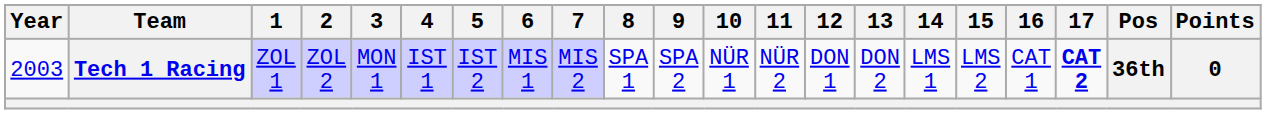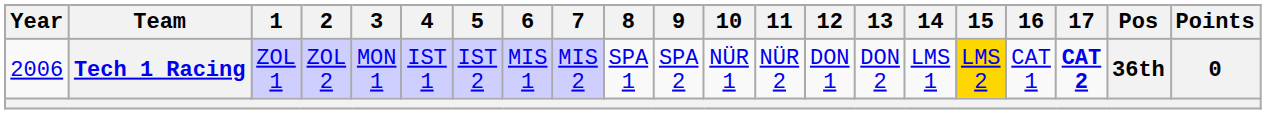(37, 69) 2003 -> (37, 69) 2006
(981, 69) no background -> (981, 69) gold background
